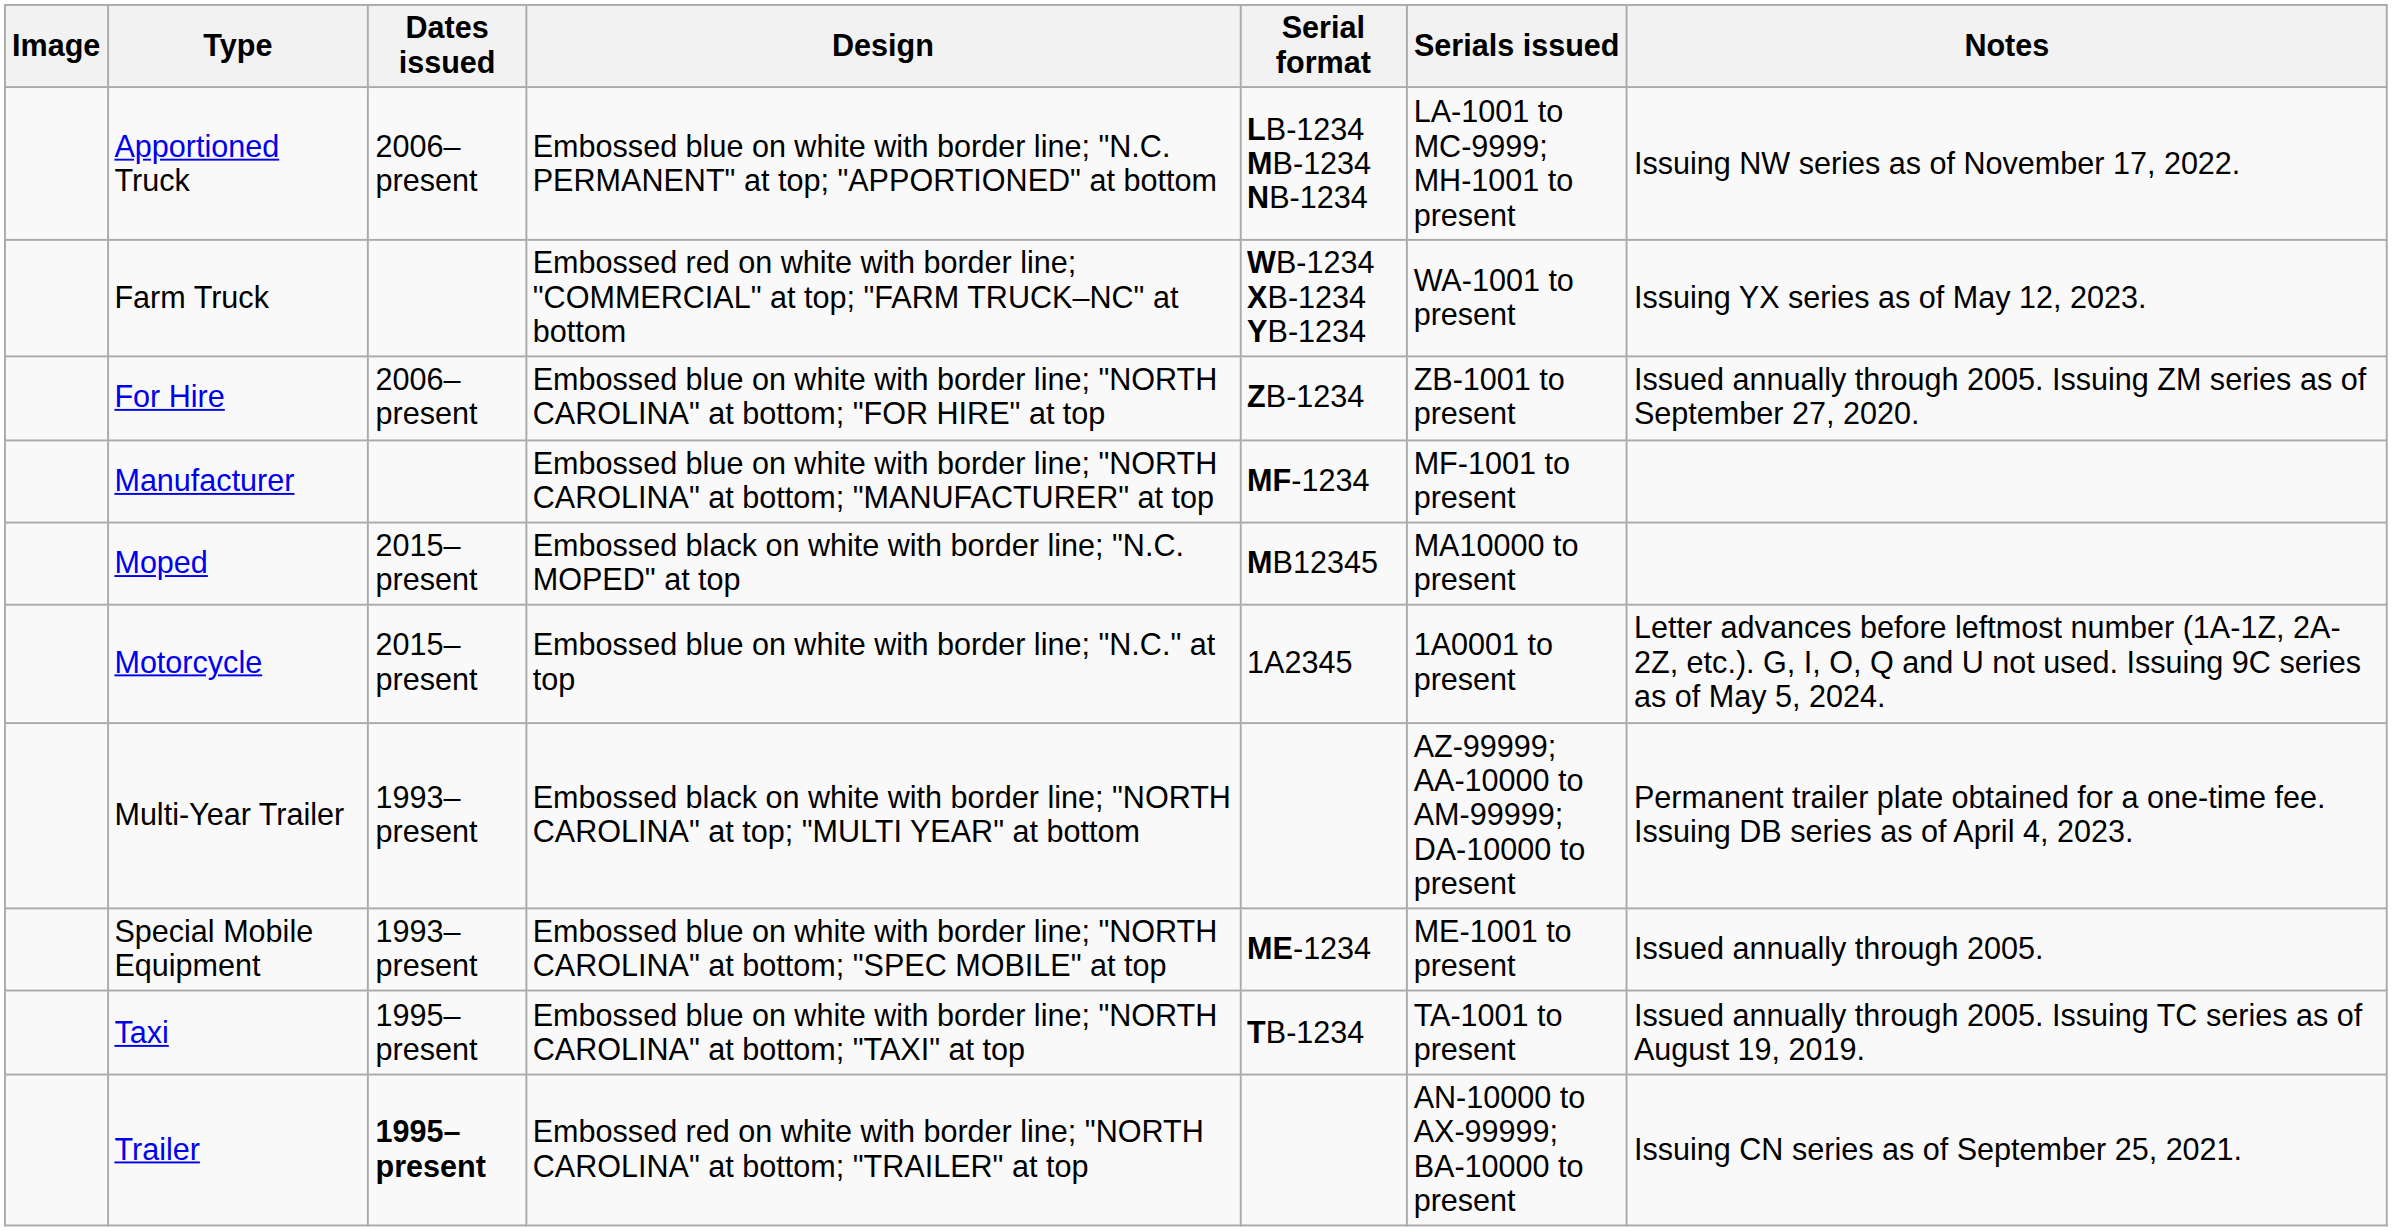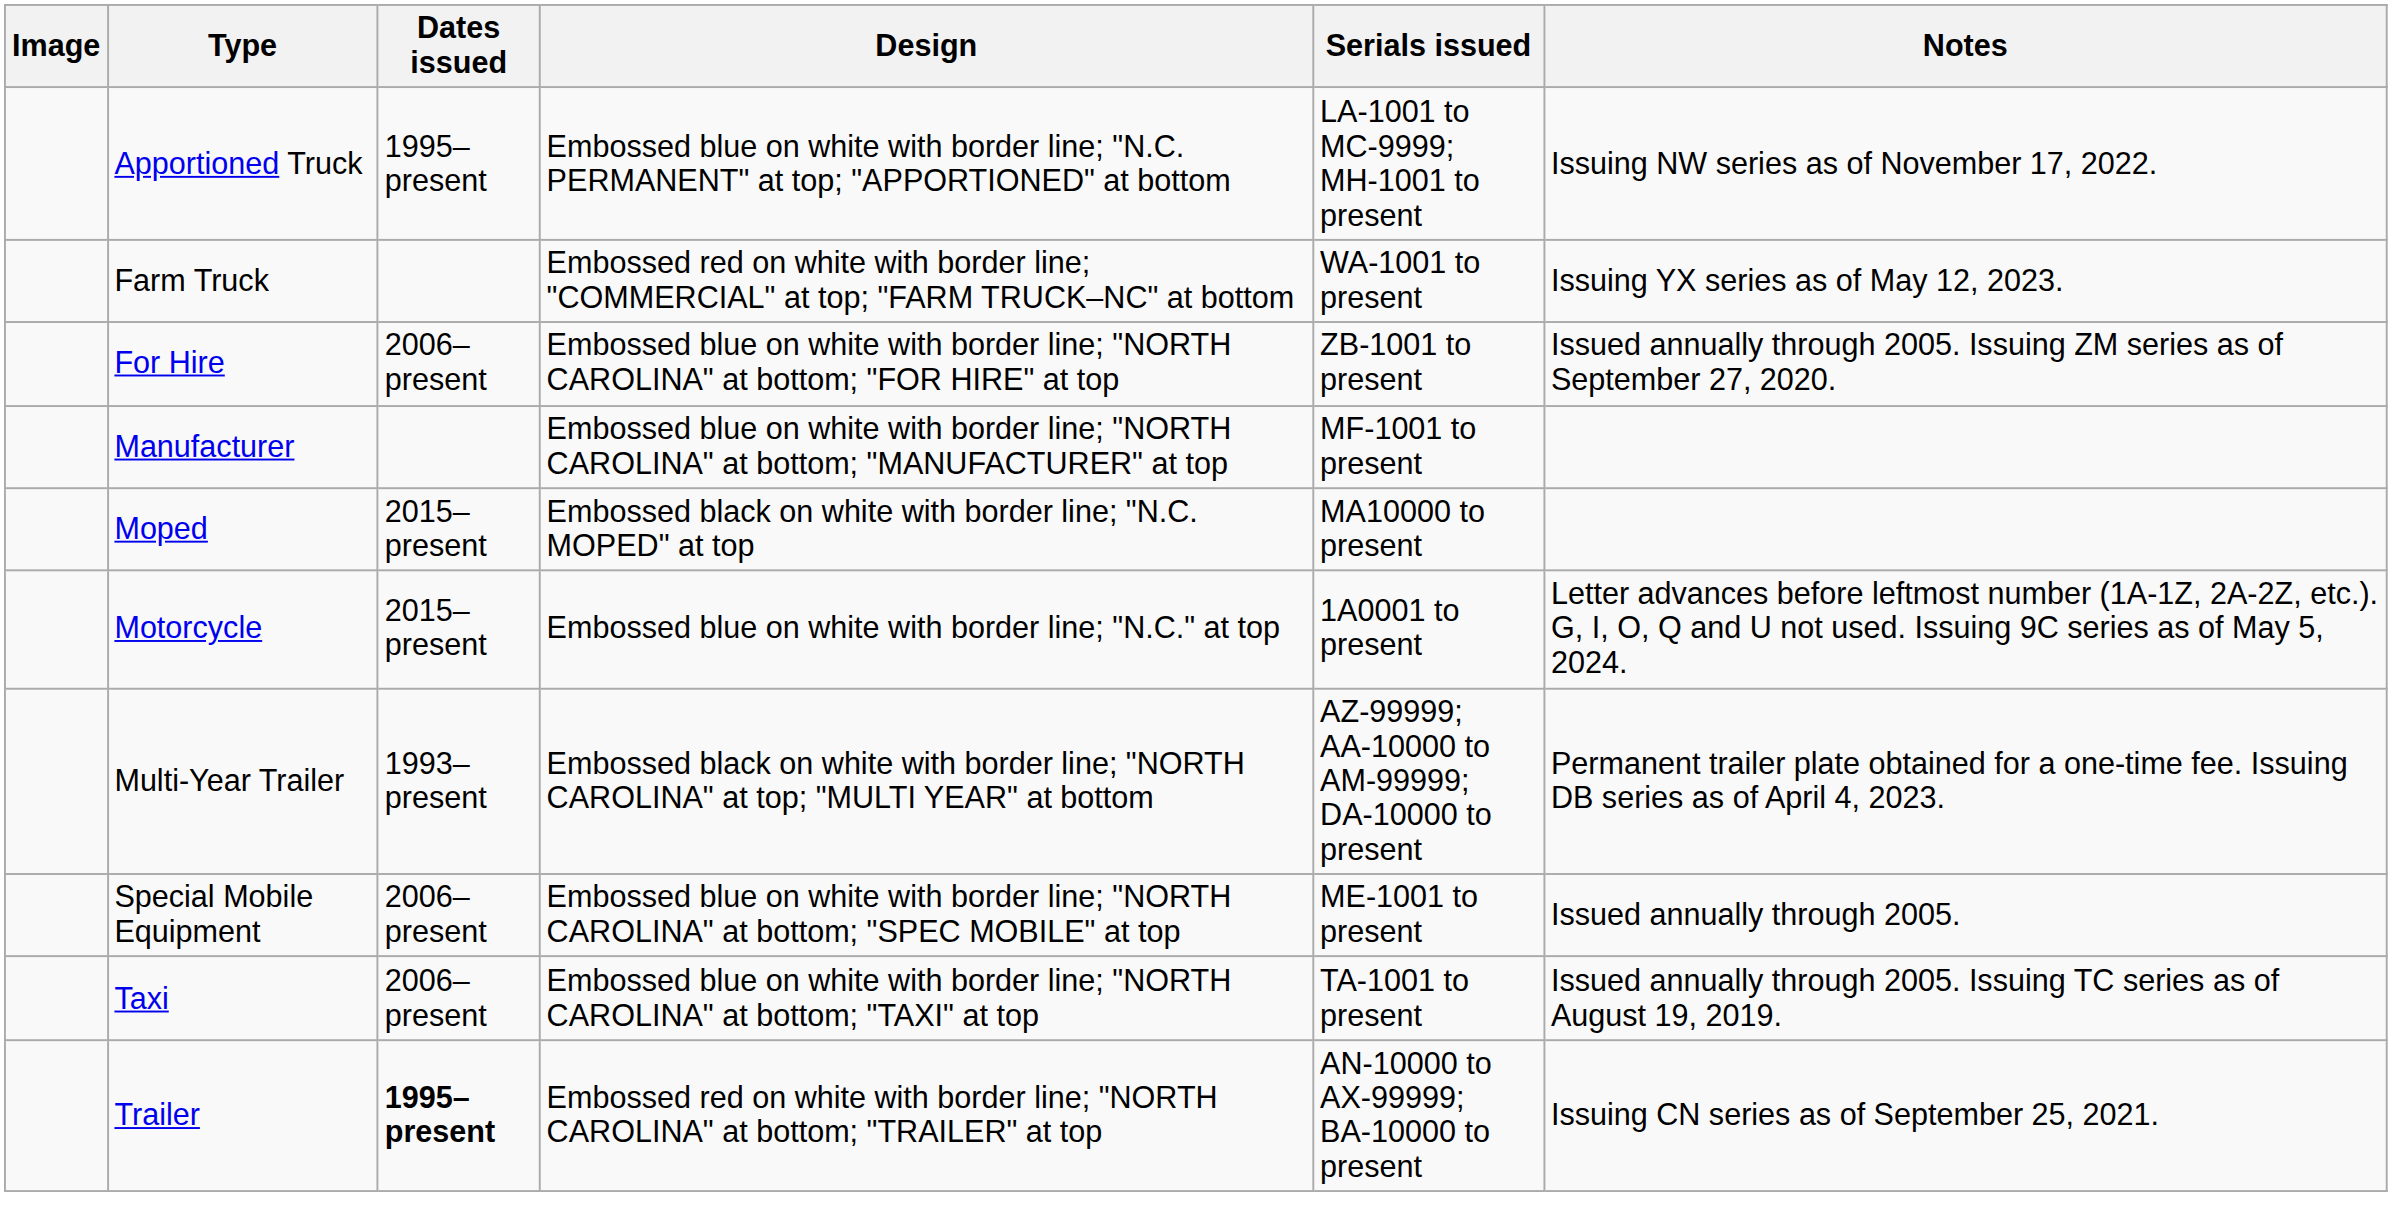- column: (1323, 45)
(426, 163) 2006–present -> (436, 163) 1995–present
(426, 949) 1993–present -> (436, 914) 2006–present
(426, 1032) 1995–present -> (436, 997) 2006–present
